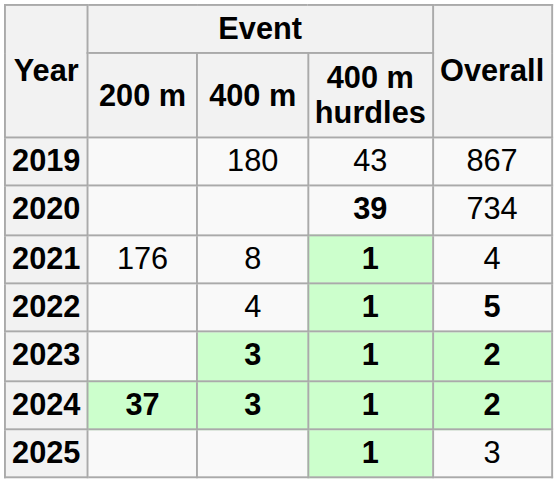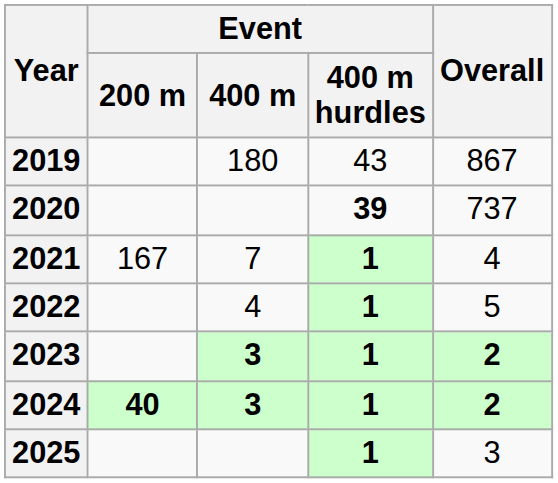(492, 209) 734 -> (492, 209) 737
(143, 258) 176 -> (143, 258) 167
(253, 258) 8 -> (253, 258) 7
(492, 307) bold -> (492, 307) normal
(143, 404) 37 -> (143, 404) 40
